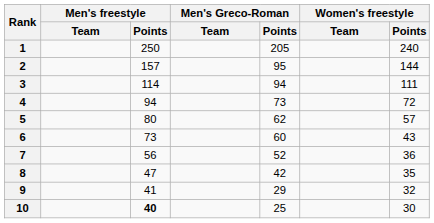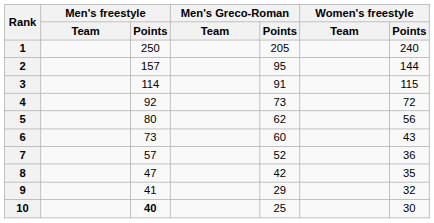(280, 84) 94 -> (280, 84) 91
(409, 84) 111 -> (409, 84) 115
(150, 102) 94 -> (150, 102) 92
(409, 119) 57 -> (409, 119) 56
(150, 155) 56 -> (150, 155) 57
